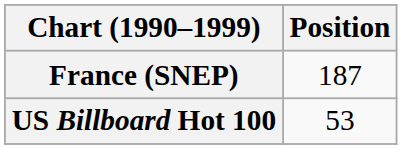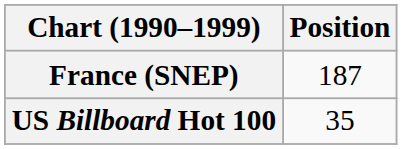(340, 120) 53 -> (340, 120) 35
